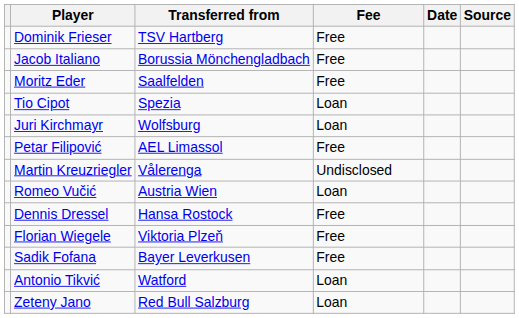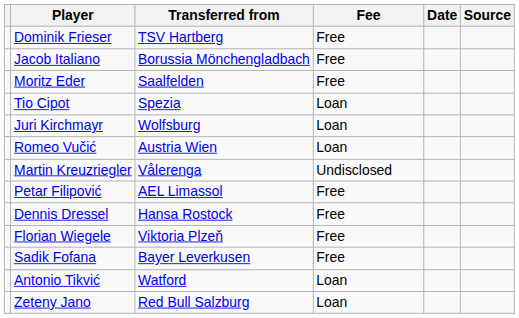rows swapped: (58, 147) <-> (55, 192)
